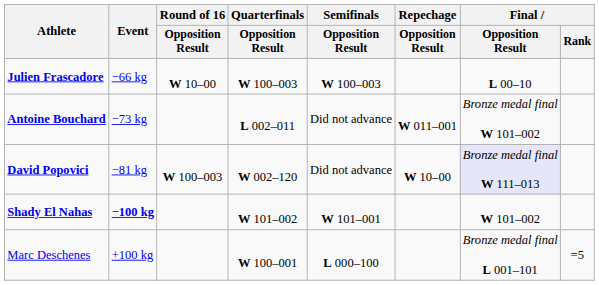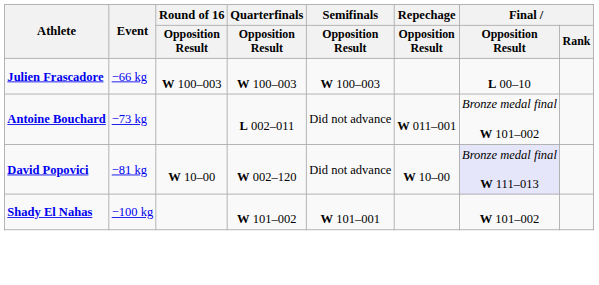(193, 84) W 10–00 -> (192, 84) W 100–003
(193, 177) W 100–003 -> (192, 177) W 10–00
(133, 212) bold -> (132, 212) normal
- row: (49, 255)
